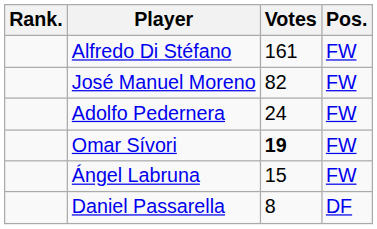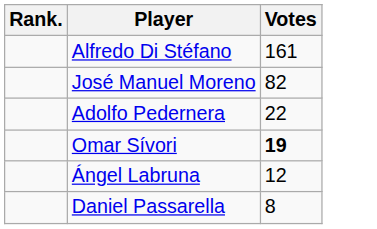- column: (347, 20)
(276, 113) 24 -> (276, 113) 22
(276, 176) 15 -> (276, 176) 12
